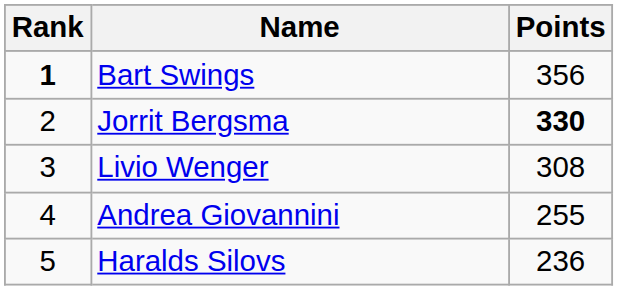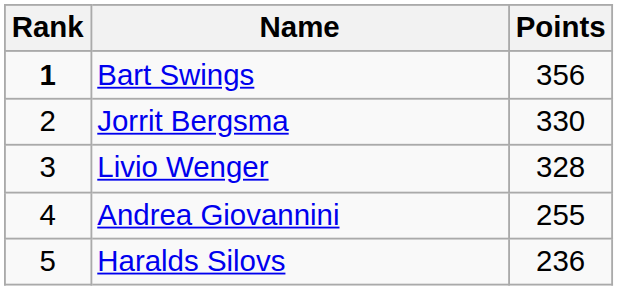(561, 121) bold -> (561, 121) normal
(561, 167) 308 -> (561, 167) 328
